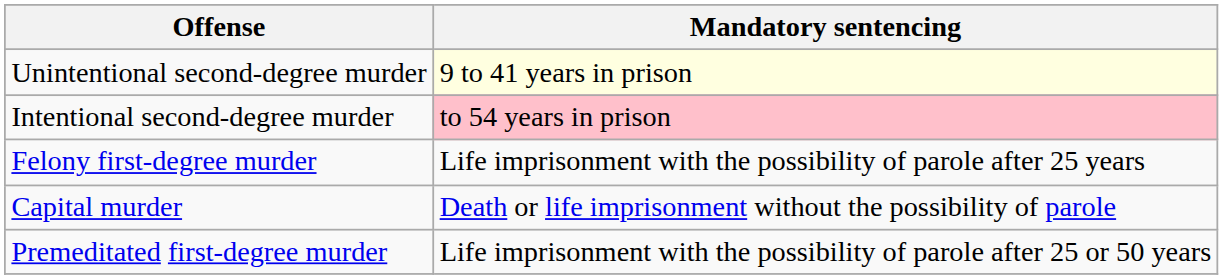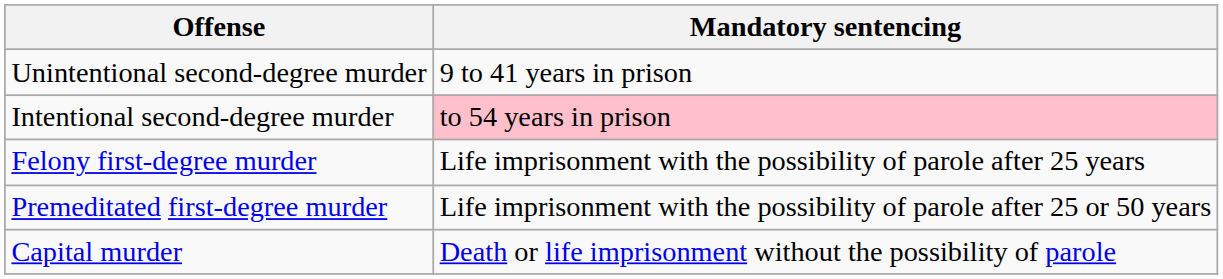(566, 71) lightyellow background -> (566, 71) no background
rows swapped: (199, 251) <-> (97, 206)
